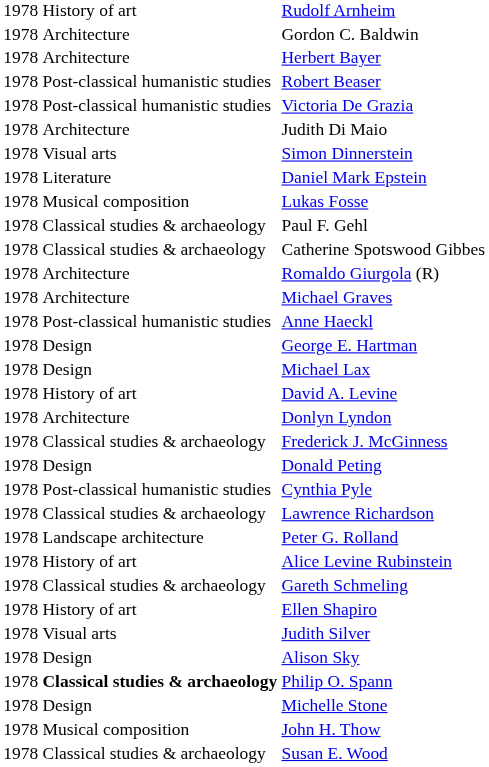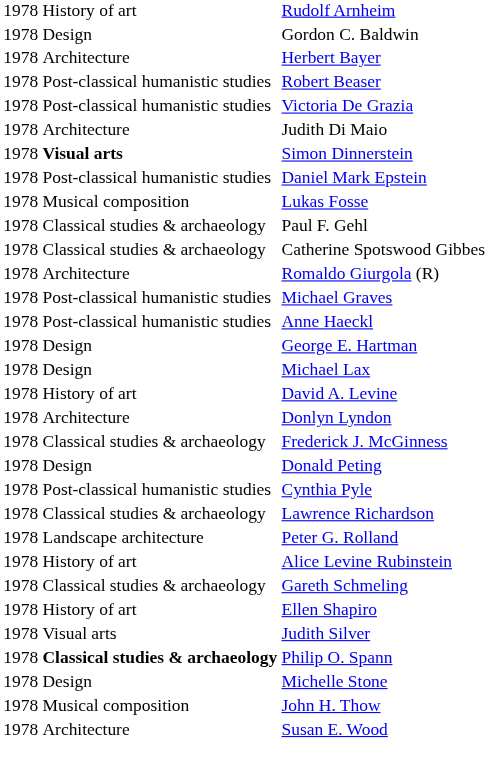(86, 34) Architecture -> (67, 34) Design
(80, 153) normal -> (83, 153) bold
(77, 177) Literature -> (157, 177) Post-classical humanistic studies
(86, 297) Architecture -> (157, 297) Post-classical humanistic studies
- row: (321, 657)
(154, 753) Classical studies & archaeology -> (86, 729) Architecture
